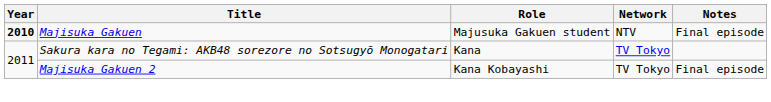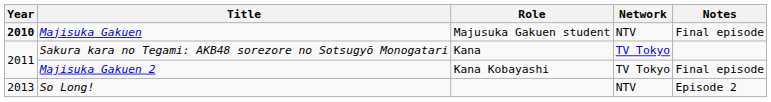+ row: (67, 87)
